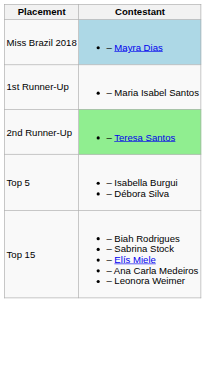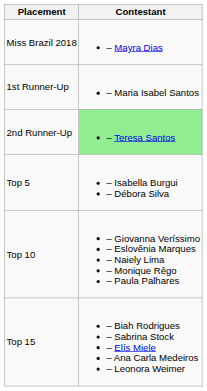(140, 48) lightblue background -> (141, 48) no background
+ row: (21, 254)
